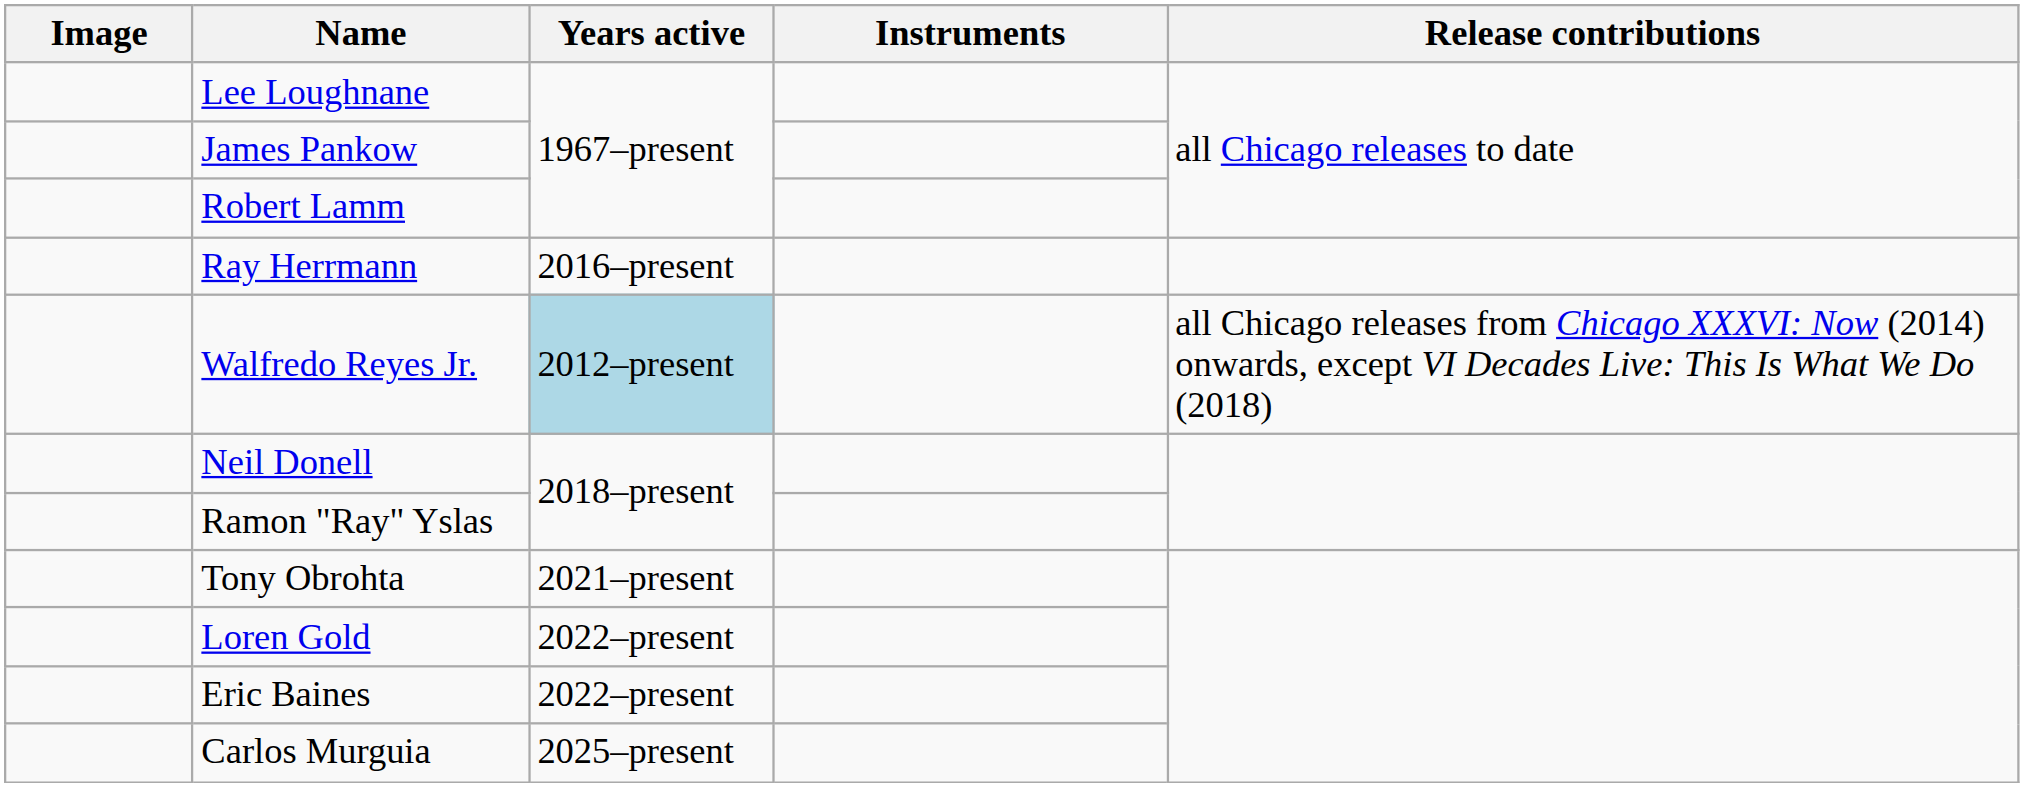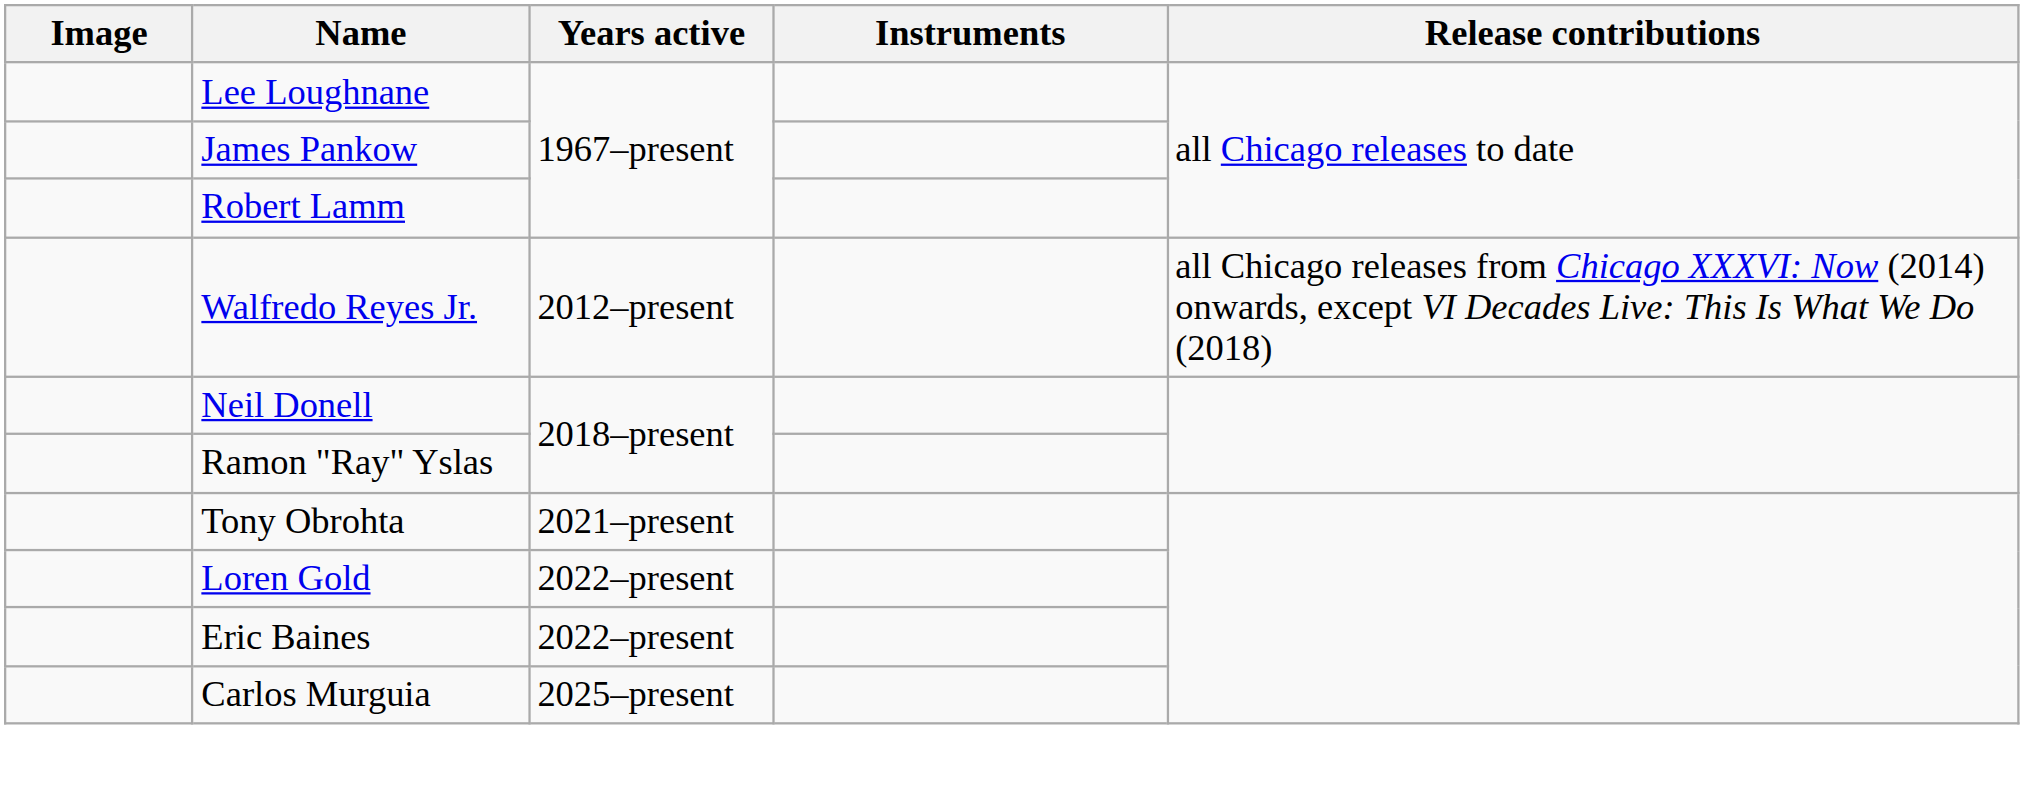- row: (309, 264)
(636, 363) lightblue background -> (636, 305) no background
